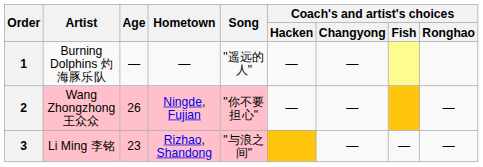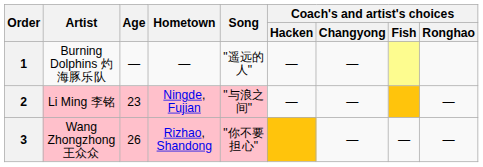(81, 108) Wang Zhongzhong 王众众 -> (81, 102) Li Ming 李铭
(134, 108) 26 -> (134, 102) 23
(244, 108) "你不要担心" -> (244, 102) "与浪之间"
(81, 146) Li Ming 李铭 -> (81, 139) Wang Zhongzhong 王众众
(134, 146) 23 -> (134, 139) 26
(244, 146) "与浪之间" -> (244, 139) "你不要担心"
